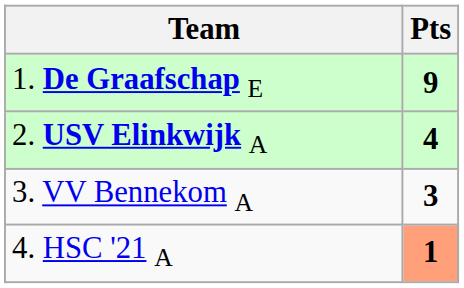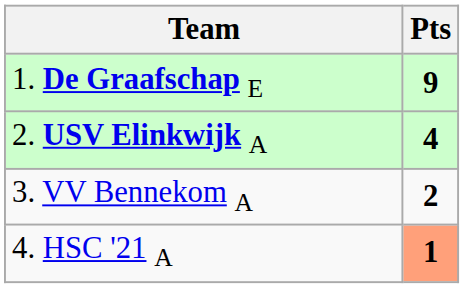(431, 195) 3 -> (431, 195) 2
